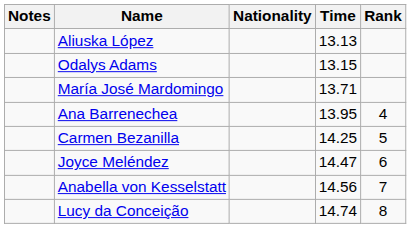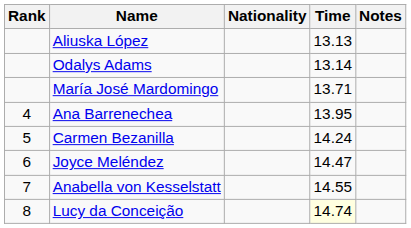columns swapped: (383, 16) <-> (29, 16)
(338, 65) 13.15 -> (333, 65) 13.14
(338, 138) 14.25 -> (333, 138) 14.24
(338, 187) 14.56 -> (333, 187) 14.55
(338, 211) no background -> (333, 211) lightyellow background
